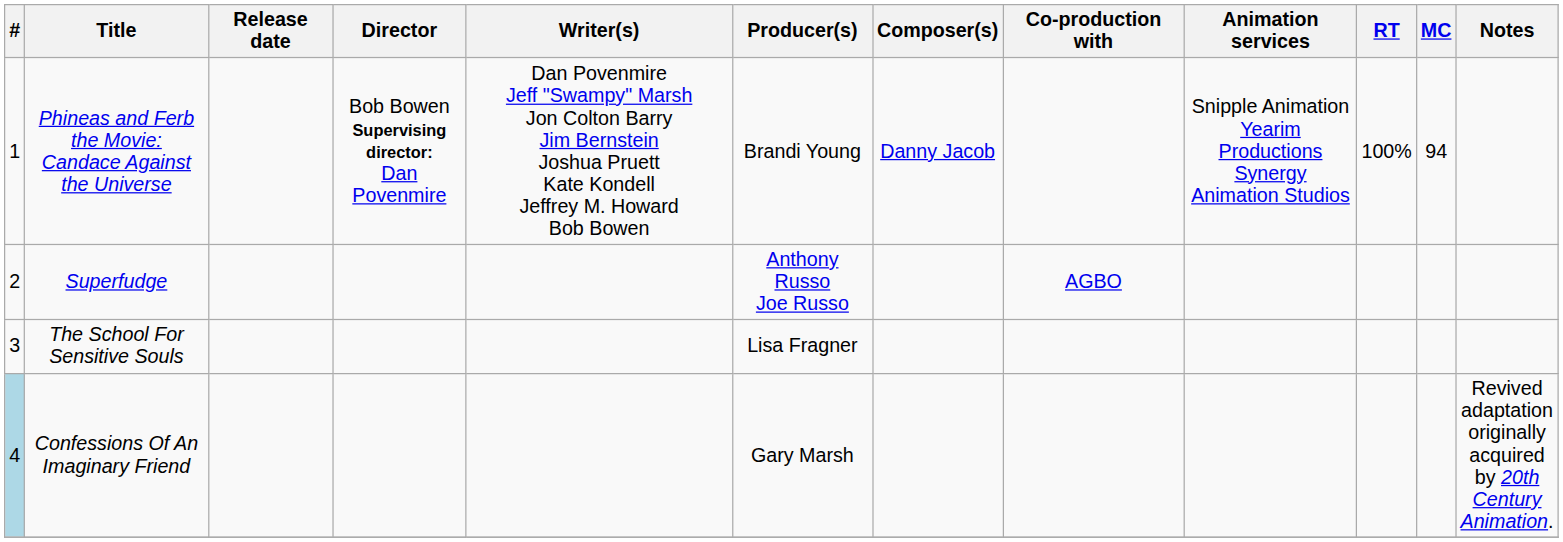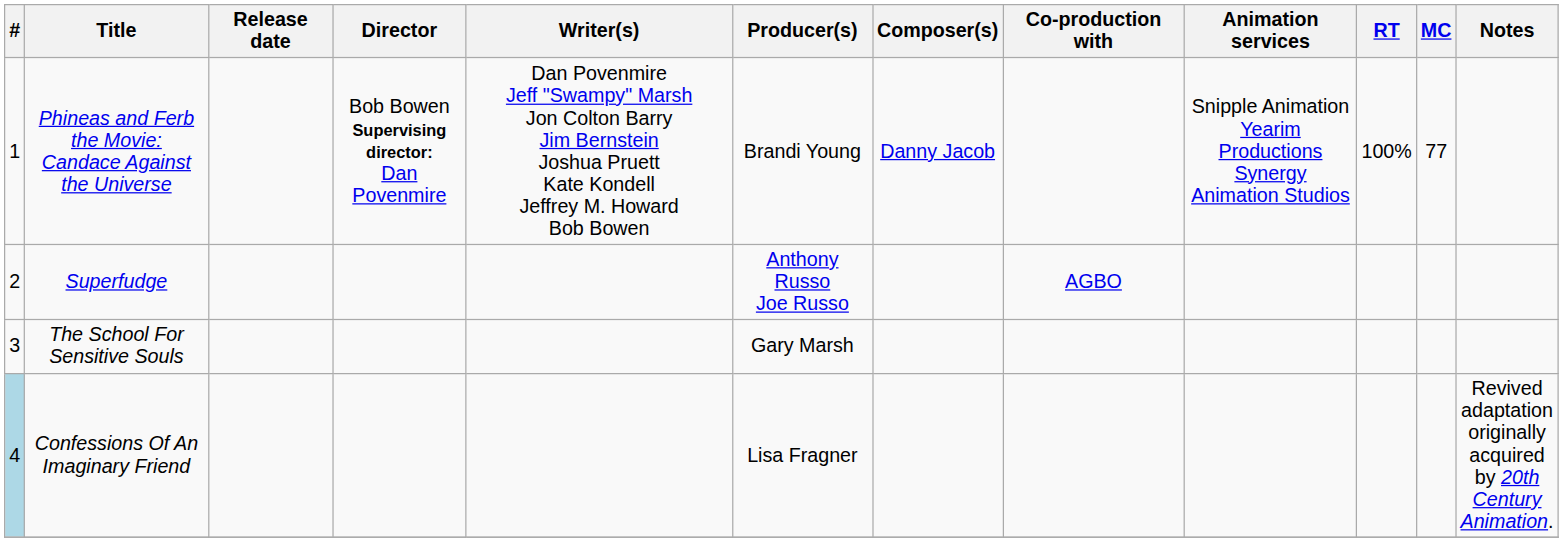(1436, 150) 94 -> (1436, 150) 77
(802, 346) Lisa Fragner -> (802, 346) Gary Marsh
(802, 454) Gary Marsh -> (802, 454) Lisa Fragner
